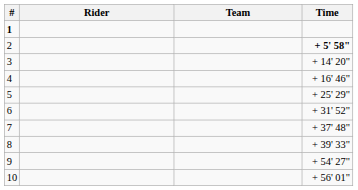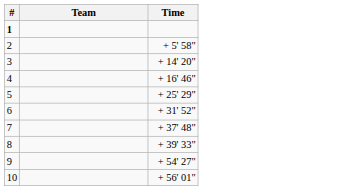- column: (97, 12)
(332, 45) bold -> (179, 45) normal
